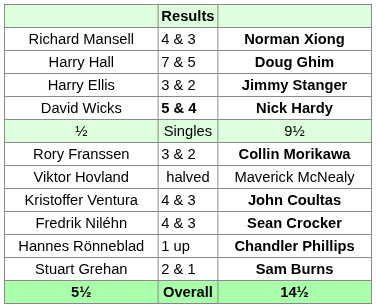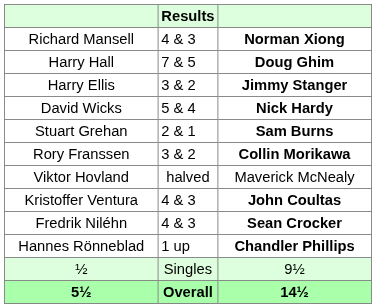(179, 108) bold -> (179, 108) normal
rows swapped: (81, 268) <-> (81, 131)
